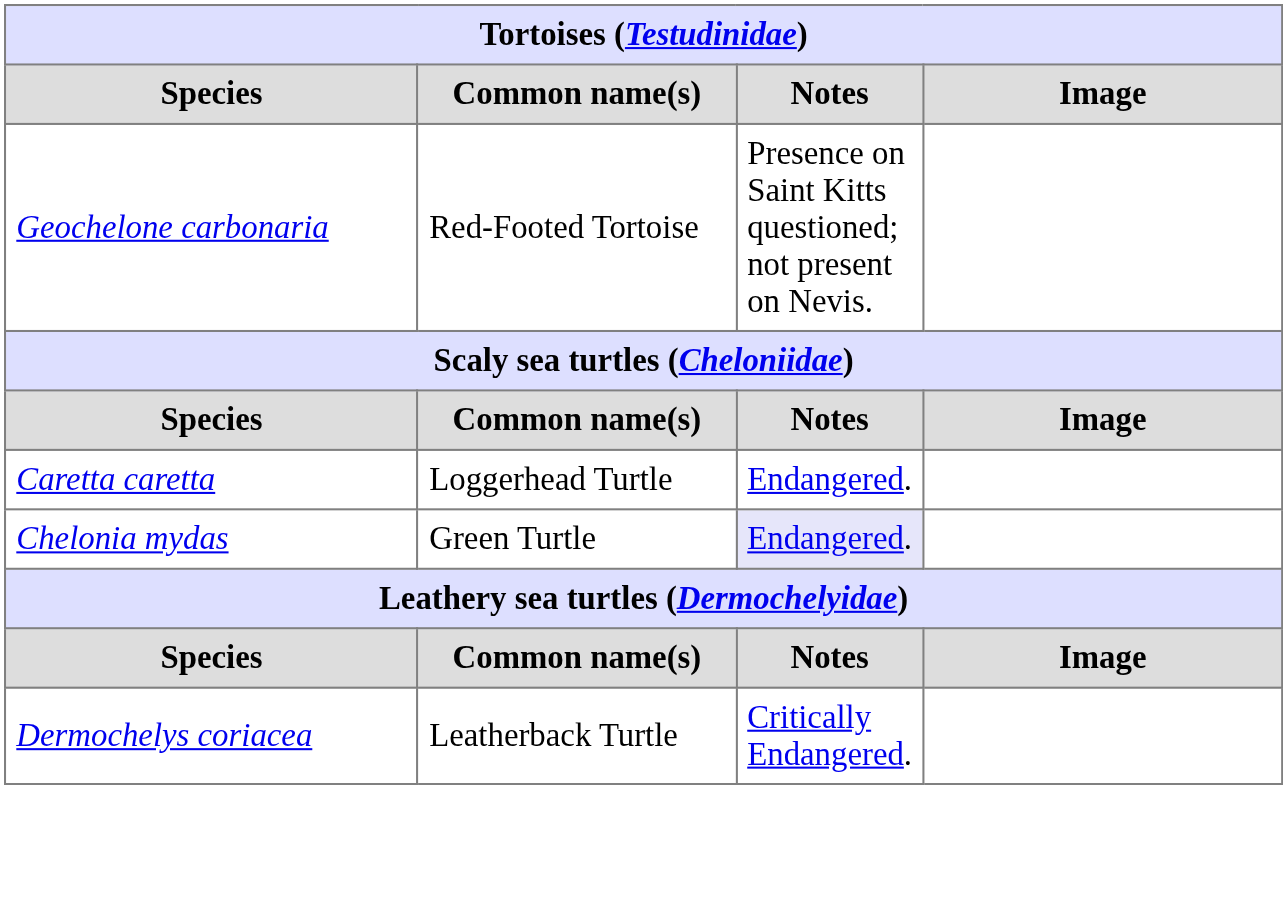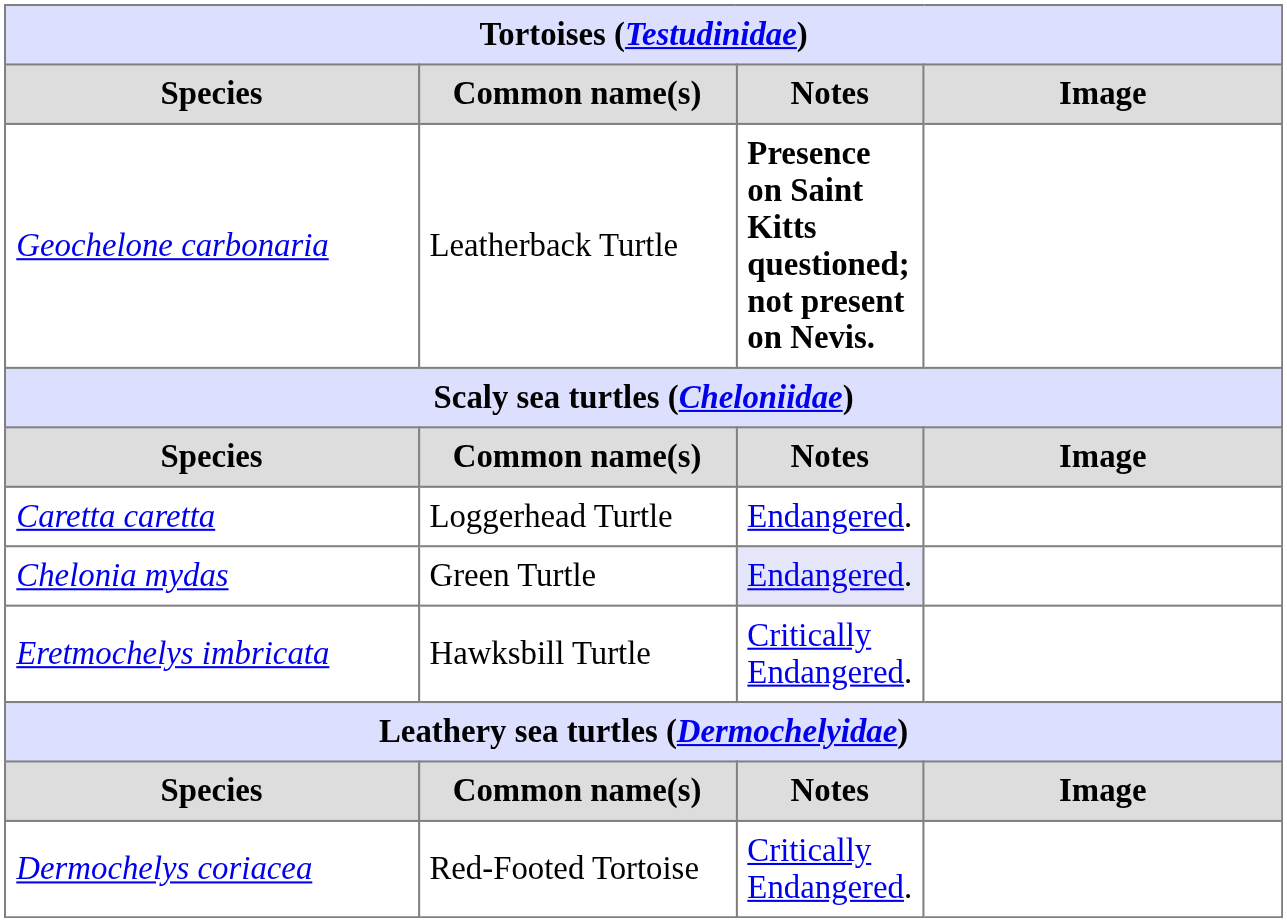(564, 226) Red-Footed Tortoise -> (554, 245) Leatherback Turtle
(826, 226) normal -> (828, 245) bold
+ row: (173, 653)
(554, 735) Leatherback Turtle -> (564, 868) Red-Footed Tortoise
